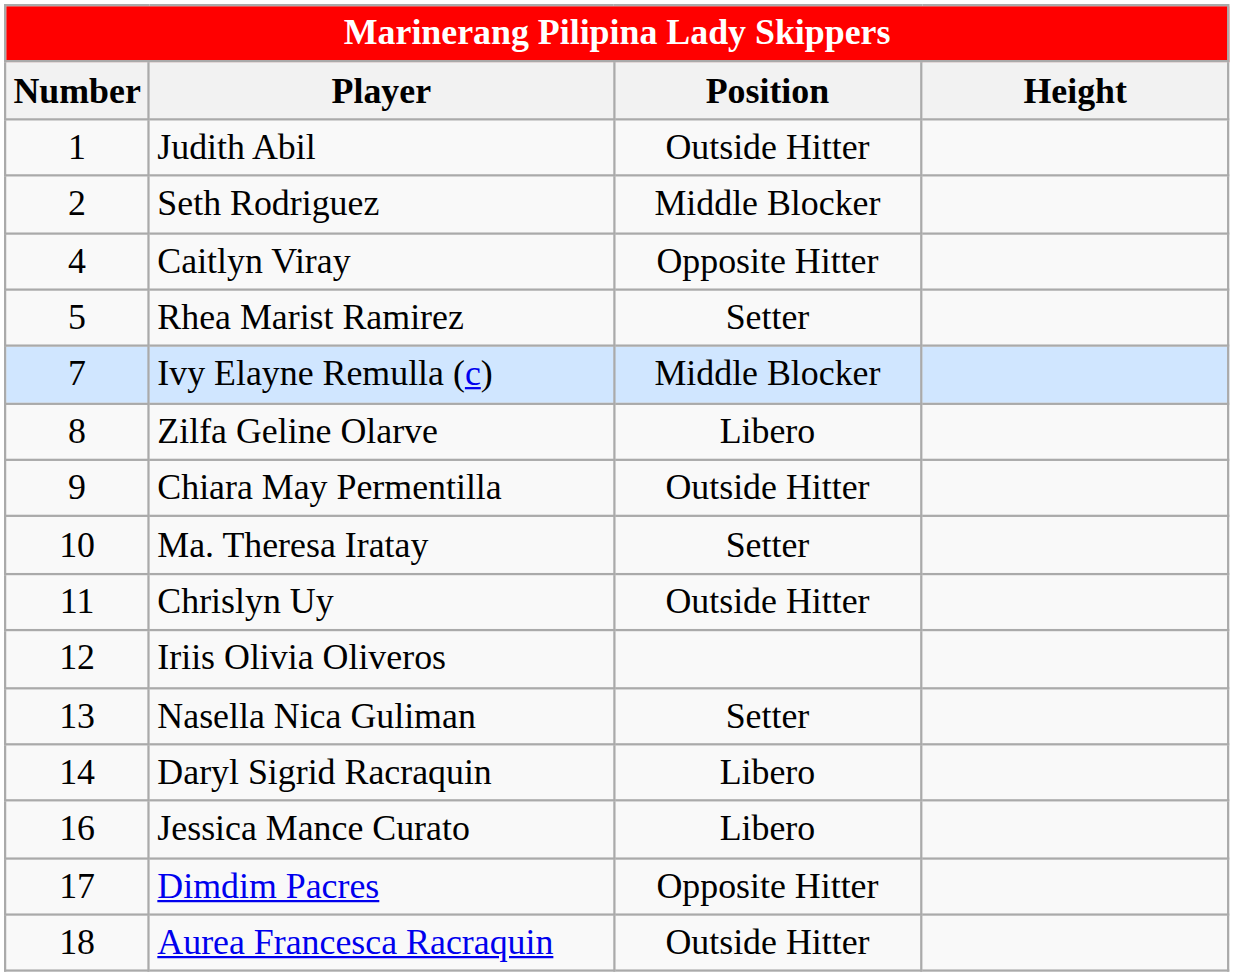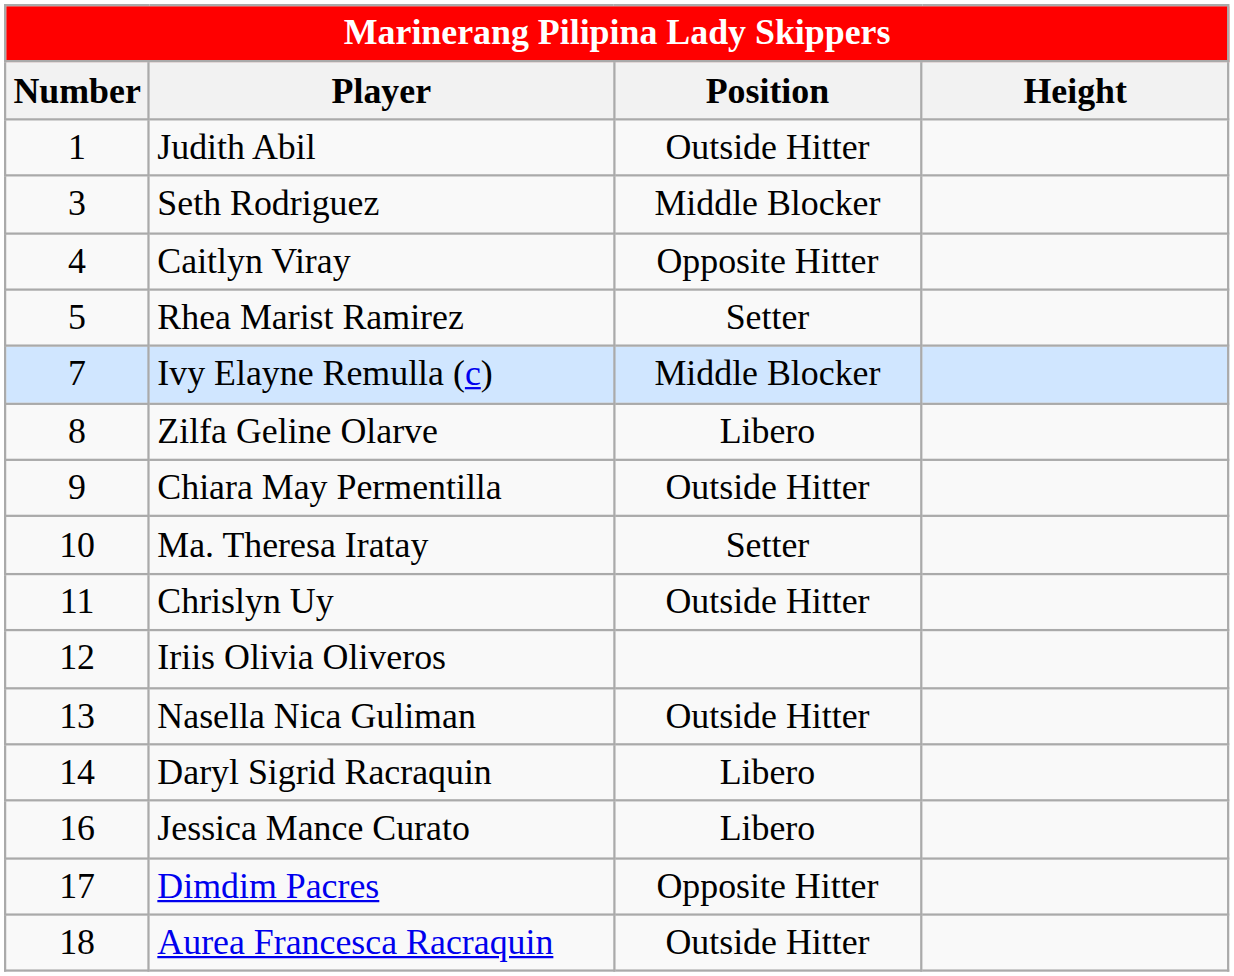(77, 203) 2 -> (77, 203) 3
(767, 714) Setter -> (767, 714) Outside Hitter
